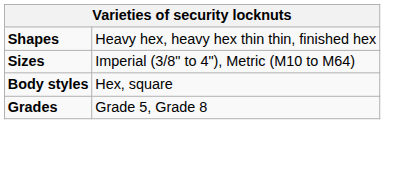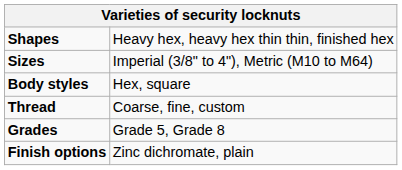+ row: (32, 107)
+ row: (57, 152)
